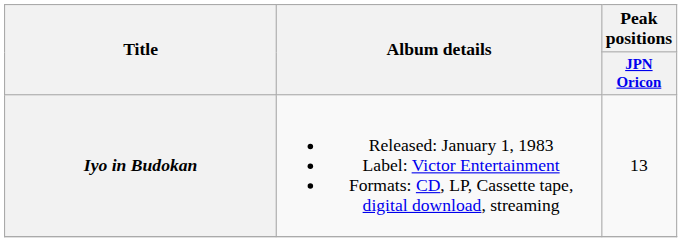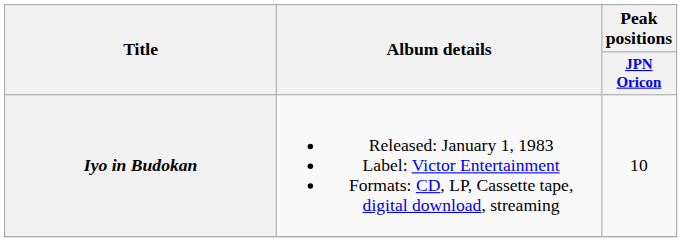(639, 165) 13 -> (639, 165) 10
